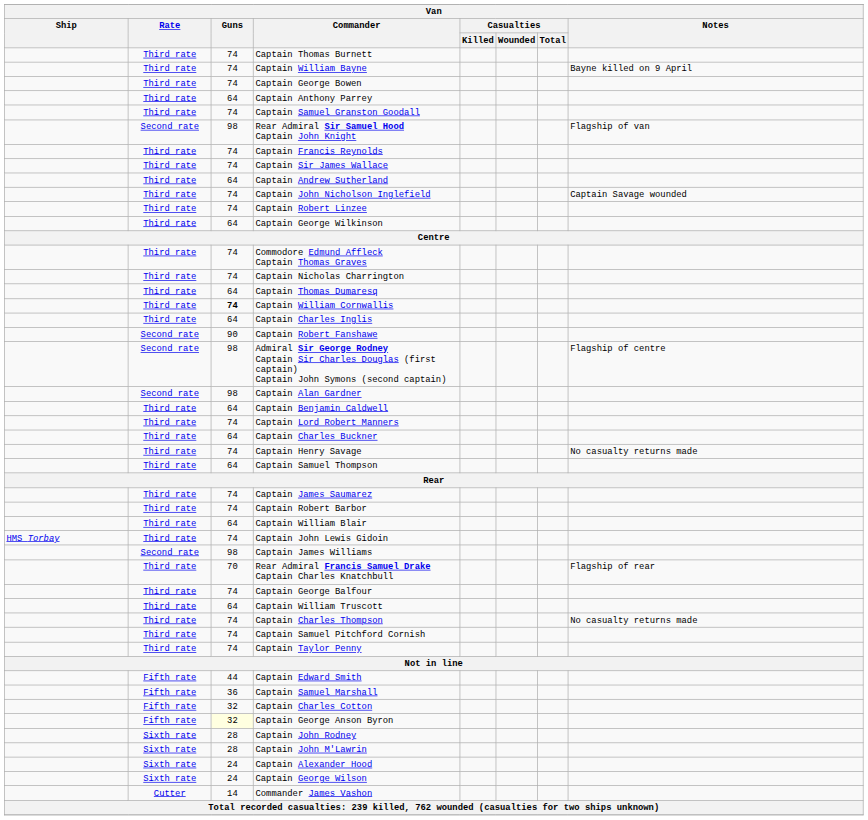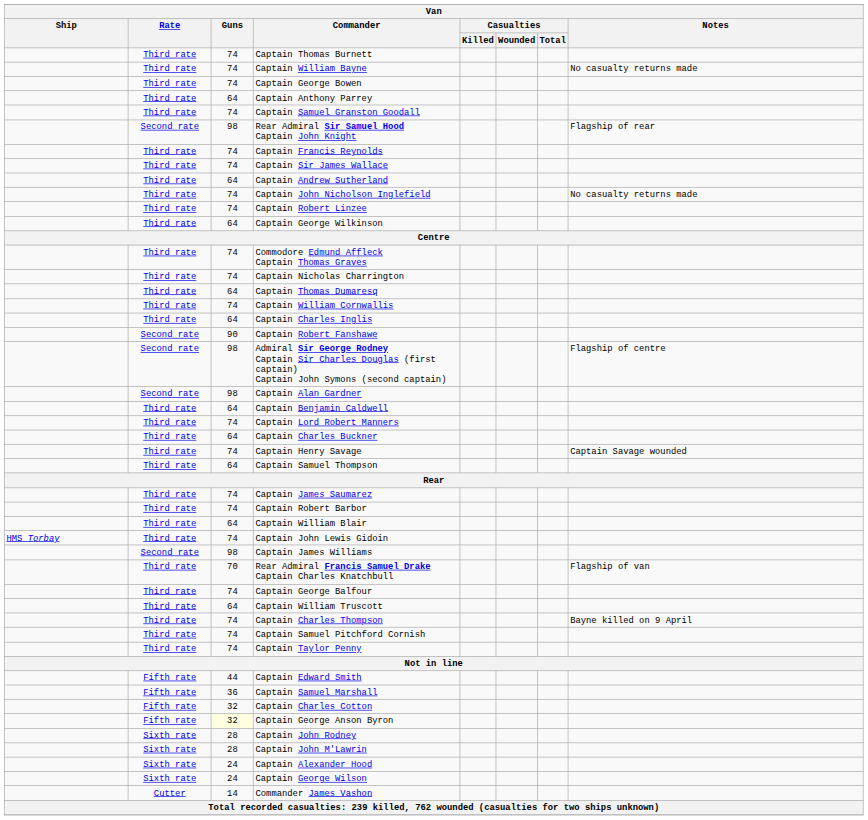(631, 69) Bayne killed on 9 April -> (634, 69) No casualty returns made
(610, 127) Flagship of van -> (613, 127) Flagship of rear
(629, 195) Captain Savage wounded -> (634, 195) No casualty returns made
(232, 306) bold -> (232, 306) normal
(634, 452) No casualty returns made -> (629, 452) Captain Savage wounded
(613, 567) Flagship of rear -> (610, 567) Flagship of van
(634, 620) No casualty returns made -> (631, 620) Bayne killed on 9 April
